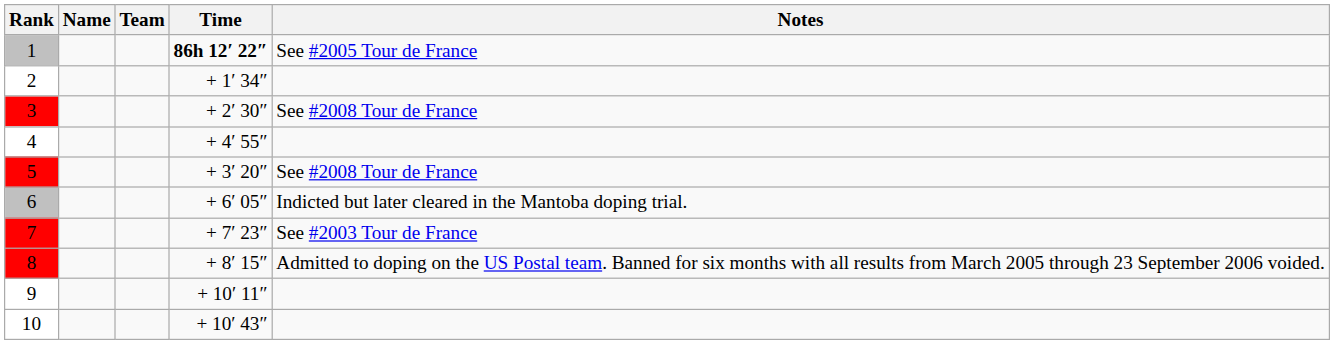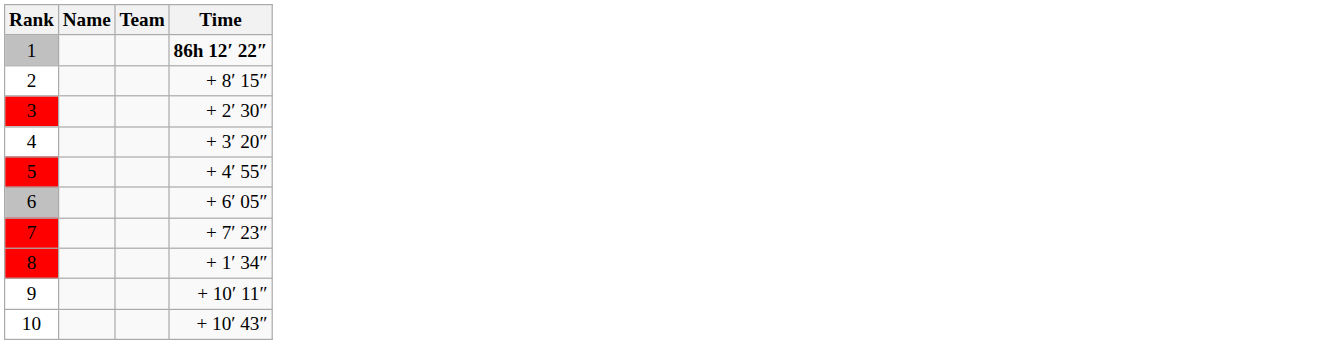- column: (801, 19)
(237, 80) + 1′ 34″ -> (237, 80) + 8′ 15″
(237, 141) + 4′ 55″ -> (237, 141) + 3′ 20″
(237, 171) + 3′ 20″ -> (237, 171) + 4′ 55″
(237, 263) + 8′ 15″ -> (237, 263) + 1′ 34″
